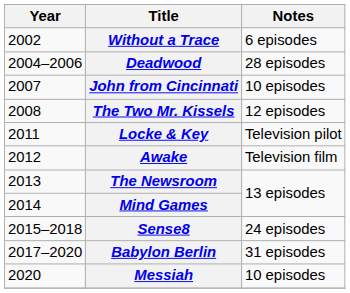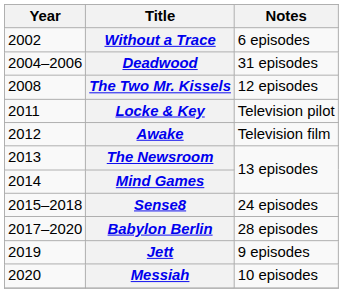(285, 63) 28 episodes -> (278, 63) 31 episodes
- row: (164, 87)
(285, 252) 31 episodes -> (278, 228) 28 episodes
+ row: (160, 252)
